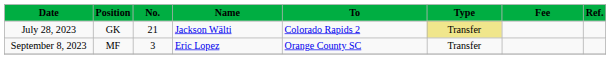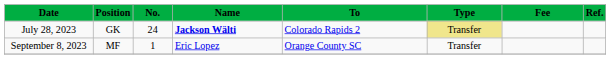(153, 29) 21 -> (153, 29) 24
(203, 29) normal -> (205, 29) bold
(153, 46) 3 -> (153, 46) 1
